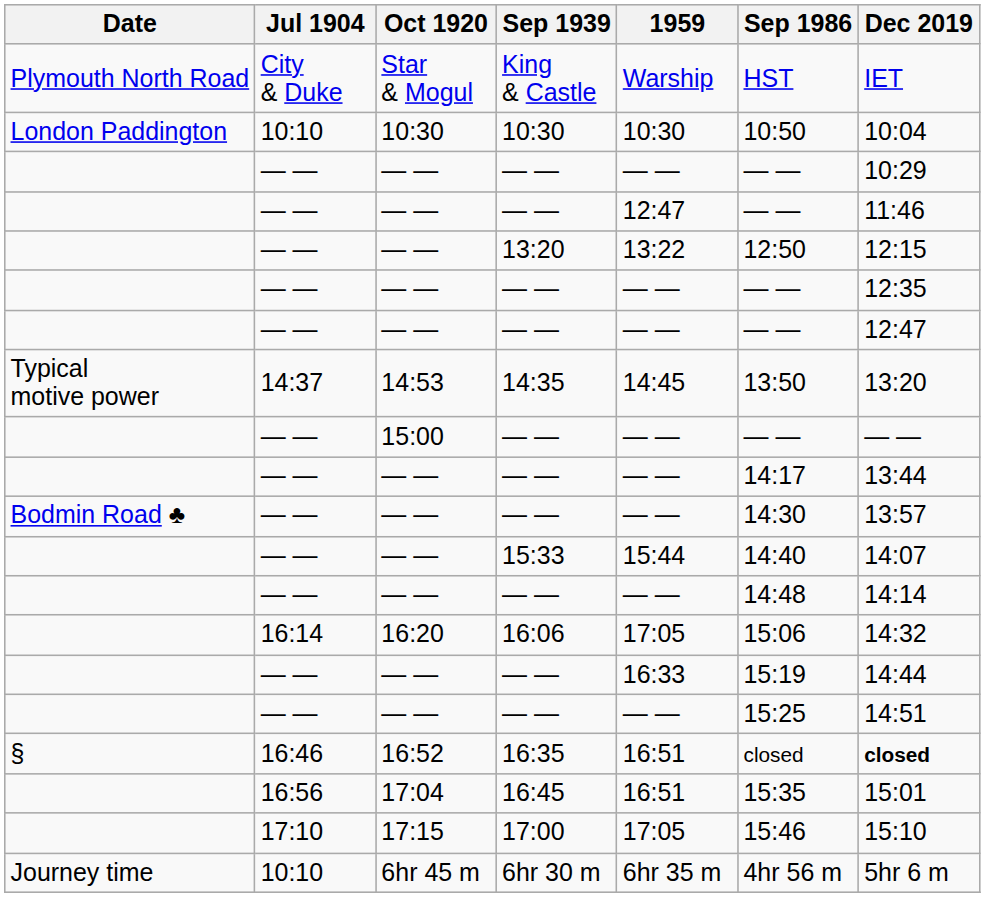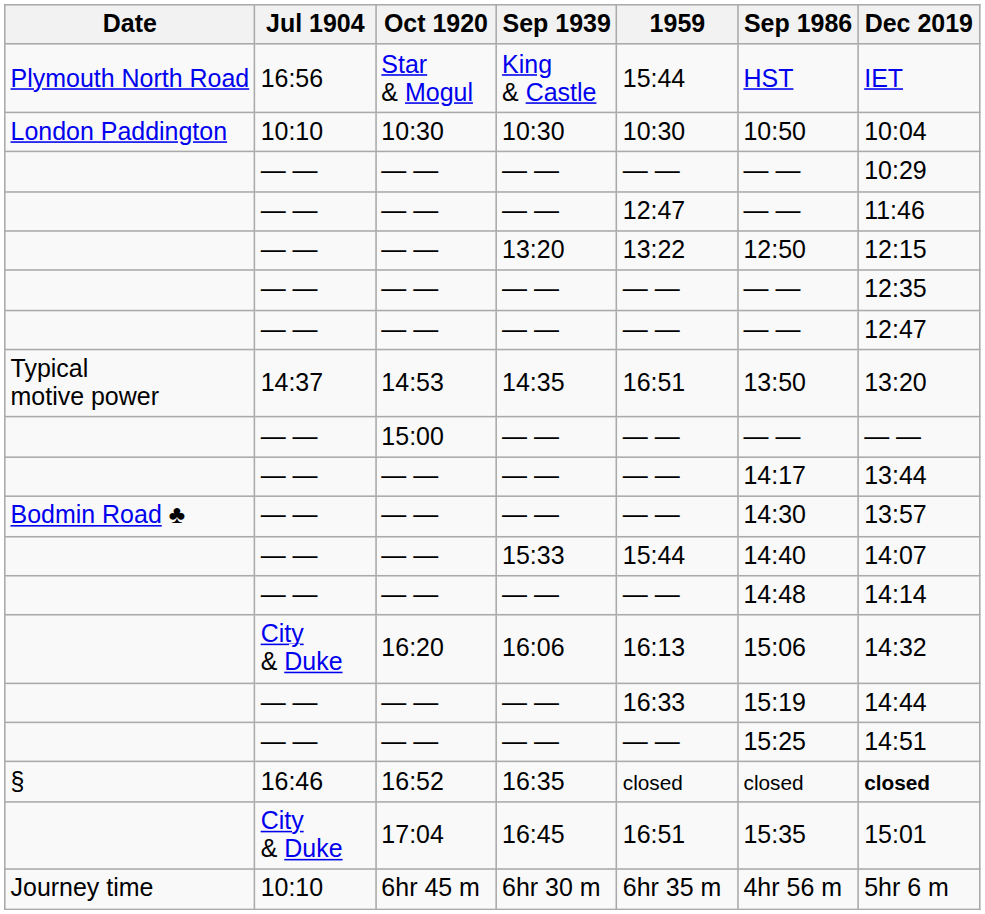(302, 77) City & Duke -> (292, 77) 16:56
(668, 77) Warship -> (654, 77) 15:44
(654, 383) 14:45 -> (654, 383) 16:51
(292, 634) 16:14 -> (302, 648) City & Duke
(654, 634) 17:05 -> (654, 648) 16:13
(654, 753) 16:51 -> (653, 783) closed
(292, 792) 16:56 -> (302, 835) City & Duke
- row: (413, 832)
